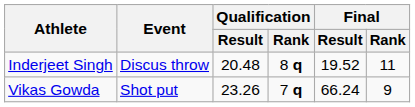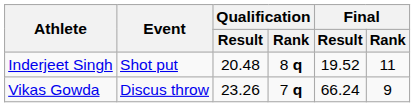(165, 65) Discus throw -> (149, 65) Shot put
(149, 90) Shot put -> (165, 90) Discus throw
